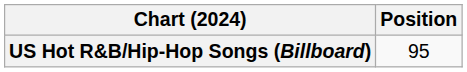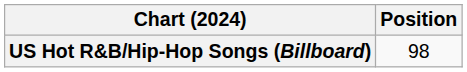(419, 50) 95 -> (419, 50) 98
